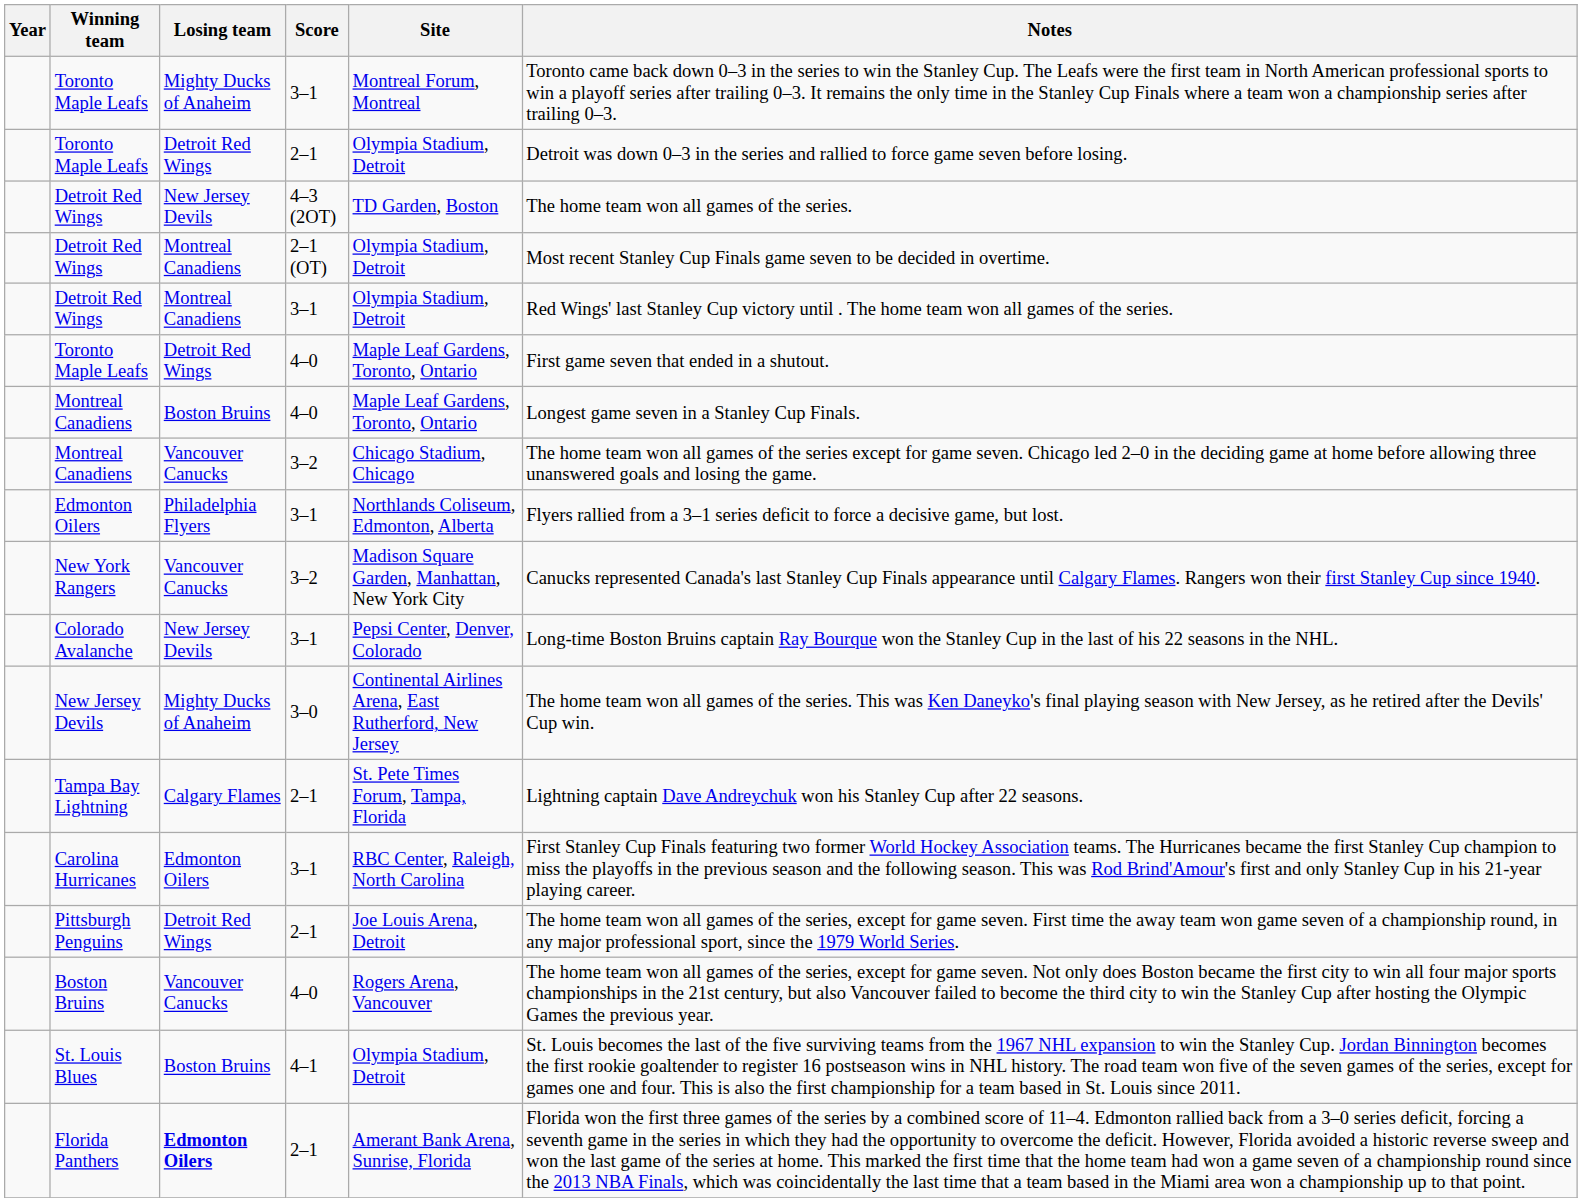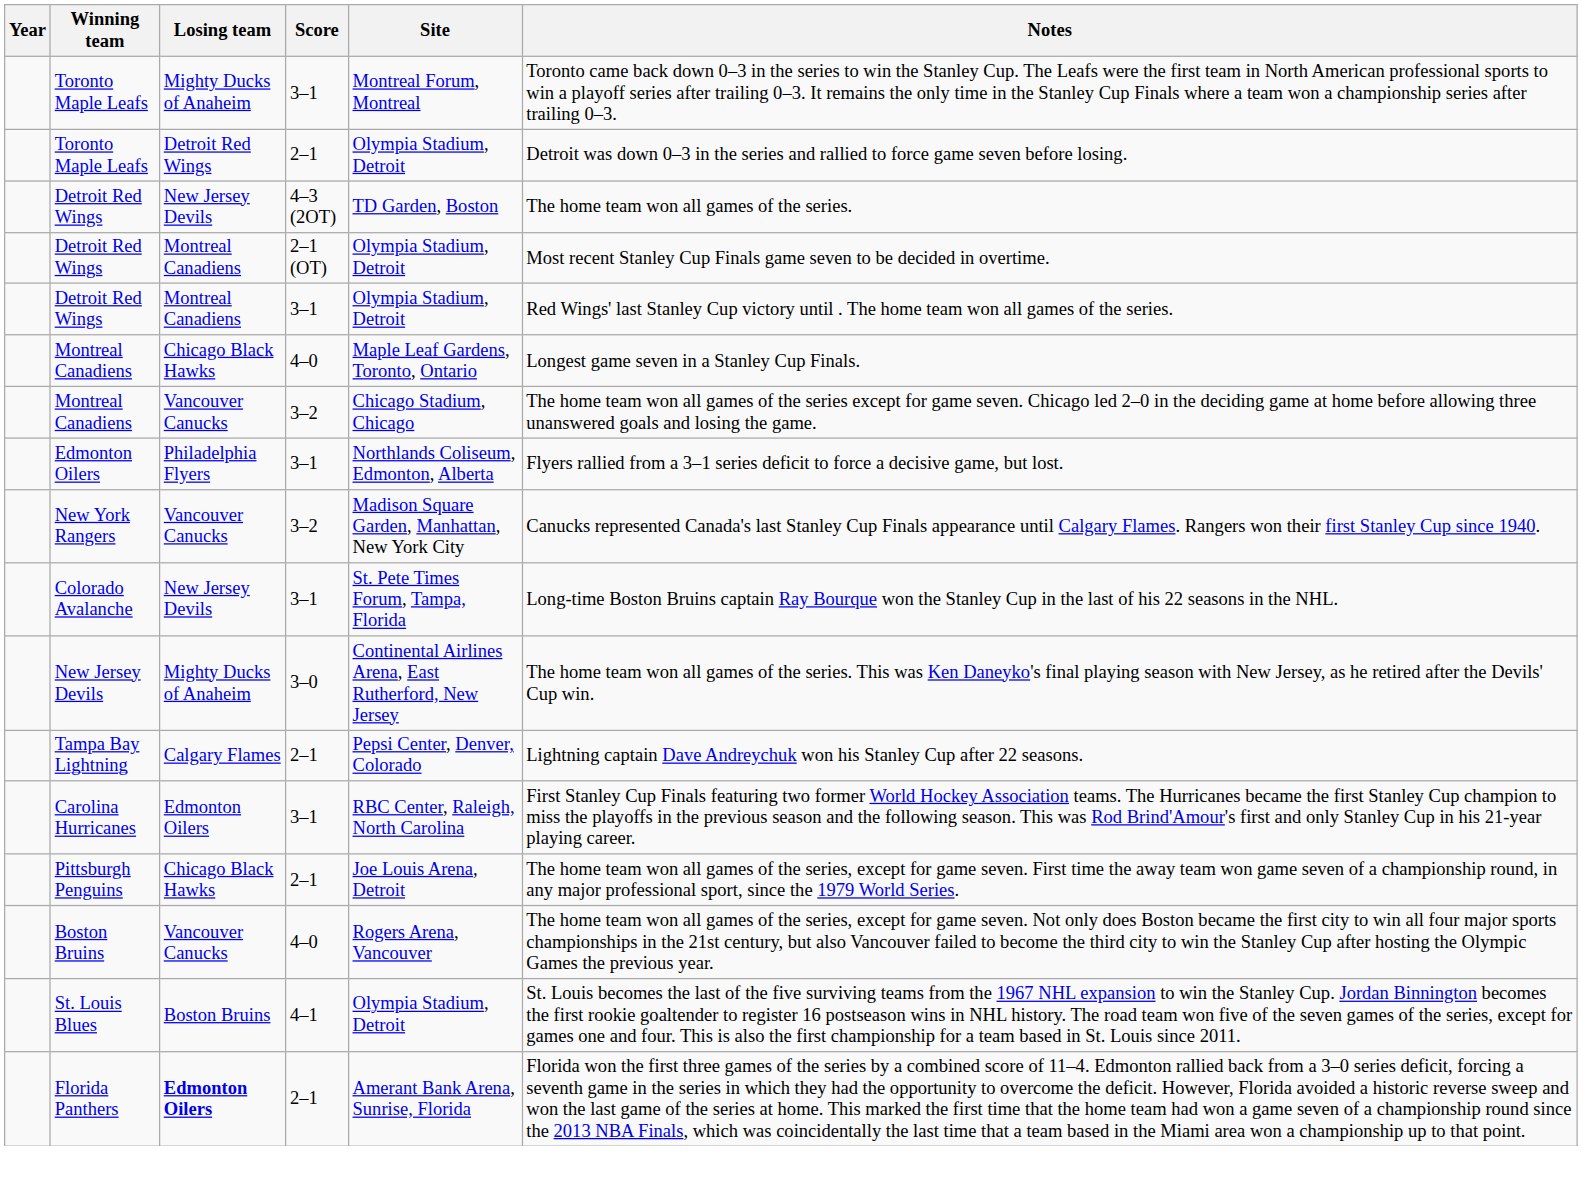- row: (101, 360)
(217, 411) Boston Bruins -> (219, 360) Chicago Black Hawks
(433, 639) Pepsi Center, Denver, Colorado -> (409, 598) St. Pete Times Forum, Tampa, Florida
(409, 795) St. Pete Times Forum, Tampa, Florida -> (433, 755) Pepsi Center, Denver, Colorado
(207, 931) Detroit Red Wings -> (219, 879) Chicago Black Hawks
